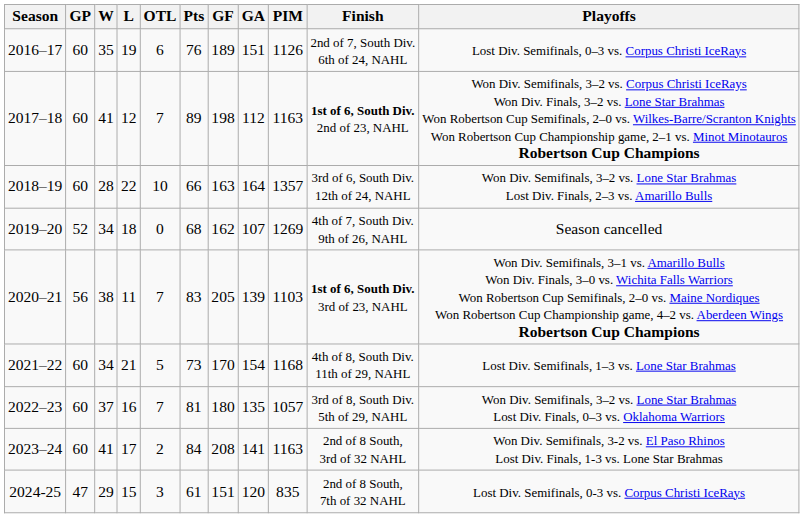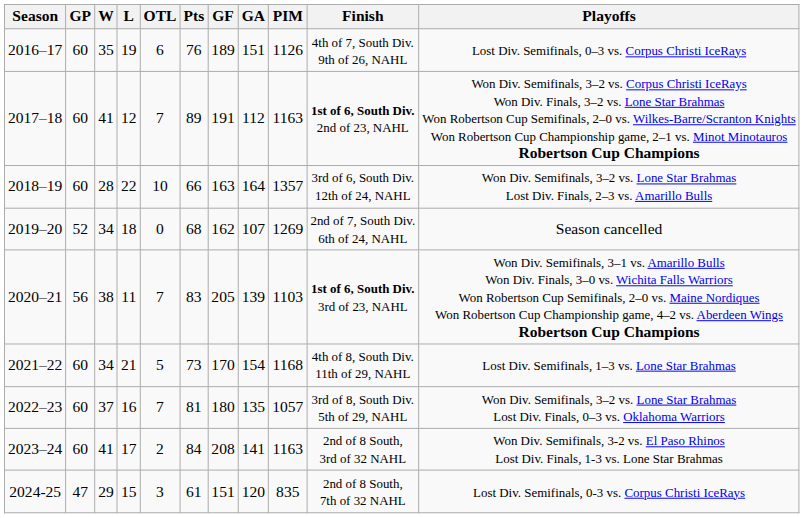(363, 51) 2nd of 7, South Div. 6th of 24, NAHL -> (363, 51) 4th of 7, South Div. 9th of 26, NAHL
(223, 118) 198 -> (223, 118) 191
(363, 229) 4th of 7, South Div. 9th of 26, NAHL -> (363, 229) 2nd of 7, South Div. 6th of 24, NAHL
